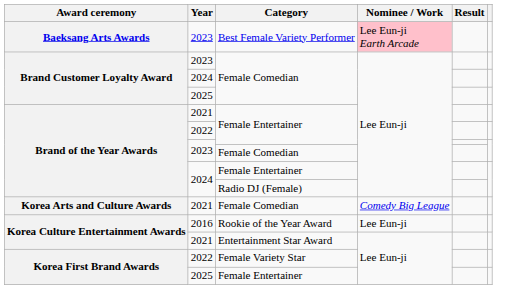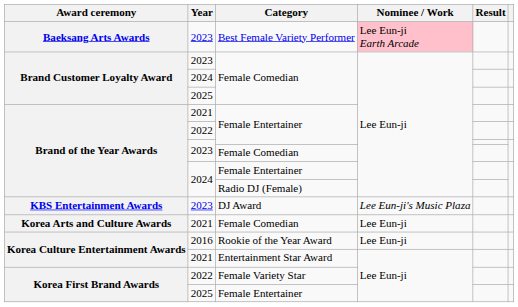+ row: (202, 205)
(405, 205) Comedy Big League -> (383, 223) Lee Eun-ji
